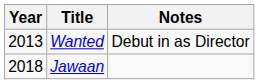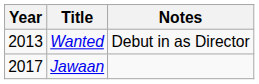(26, 67) 2018 -> (26, 67) 2017
